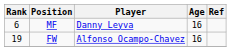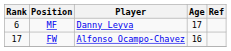(197, 25) 16 -> (197, 25) 17
(17, 39) 19 -> (17, 39) 17
